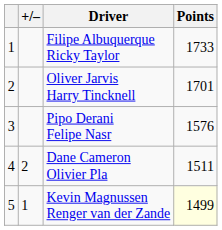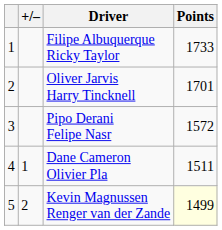(200, 126) 1576 -> (200, 126) 1572
(25, 166) 2 -> (25, 166) 1
(25, 206) 1 -> (25, 206) 2
